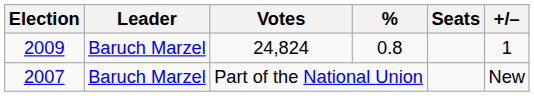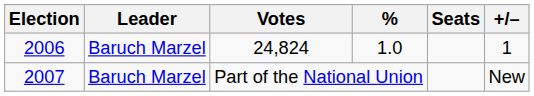(44, 47) 2009 -> (44, 47) 2006
(390, 47) 0.8 -> (390, 47) 1.0
